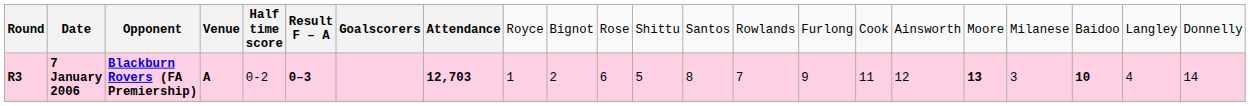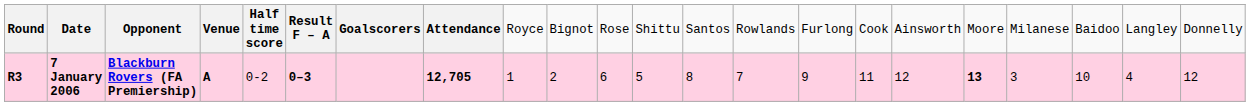(449, 77) 12,703 -> (449, 77) 12,705
(1083, 77) bold -> (1083, 77) normal
(1191, 77) 14 -> (1191, 77) 12
